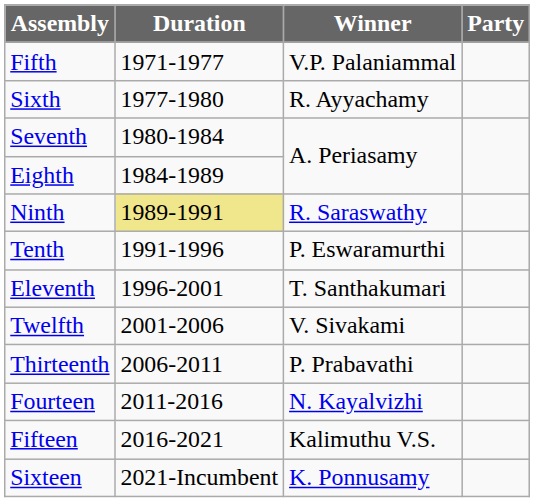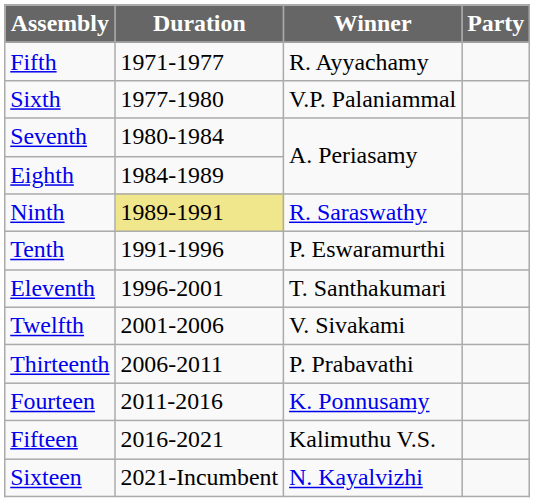(373, 61) V.P. Palaniammal -> (359, 61) R. Ayyachamy
(359, 99) R. Ayyachamy -> (373, 99) V.P. Palaniammal
(356, 401) N. Kayalvizhi -> (359, 401) K. Ponnusamy
(359, 477) K. Ponnusamy -> (356, 477) N. Kayalvizhi
